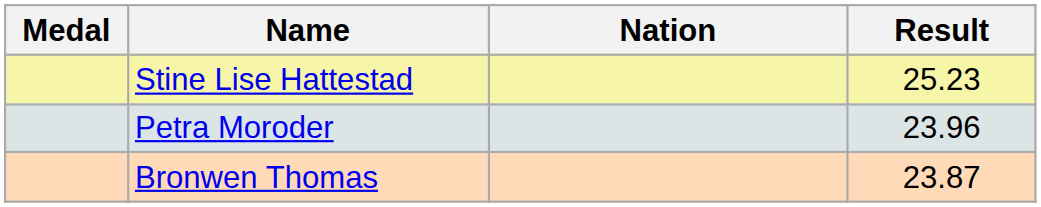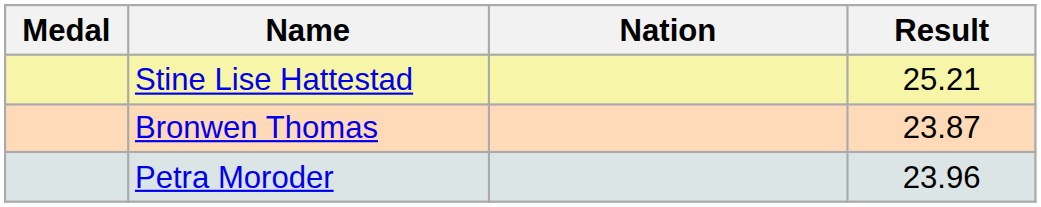(942, 79) 25.23 -> (942, 79) 25.21
rows swapped: (234, 128) <-> (256, 177)
